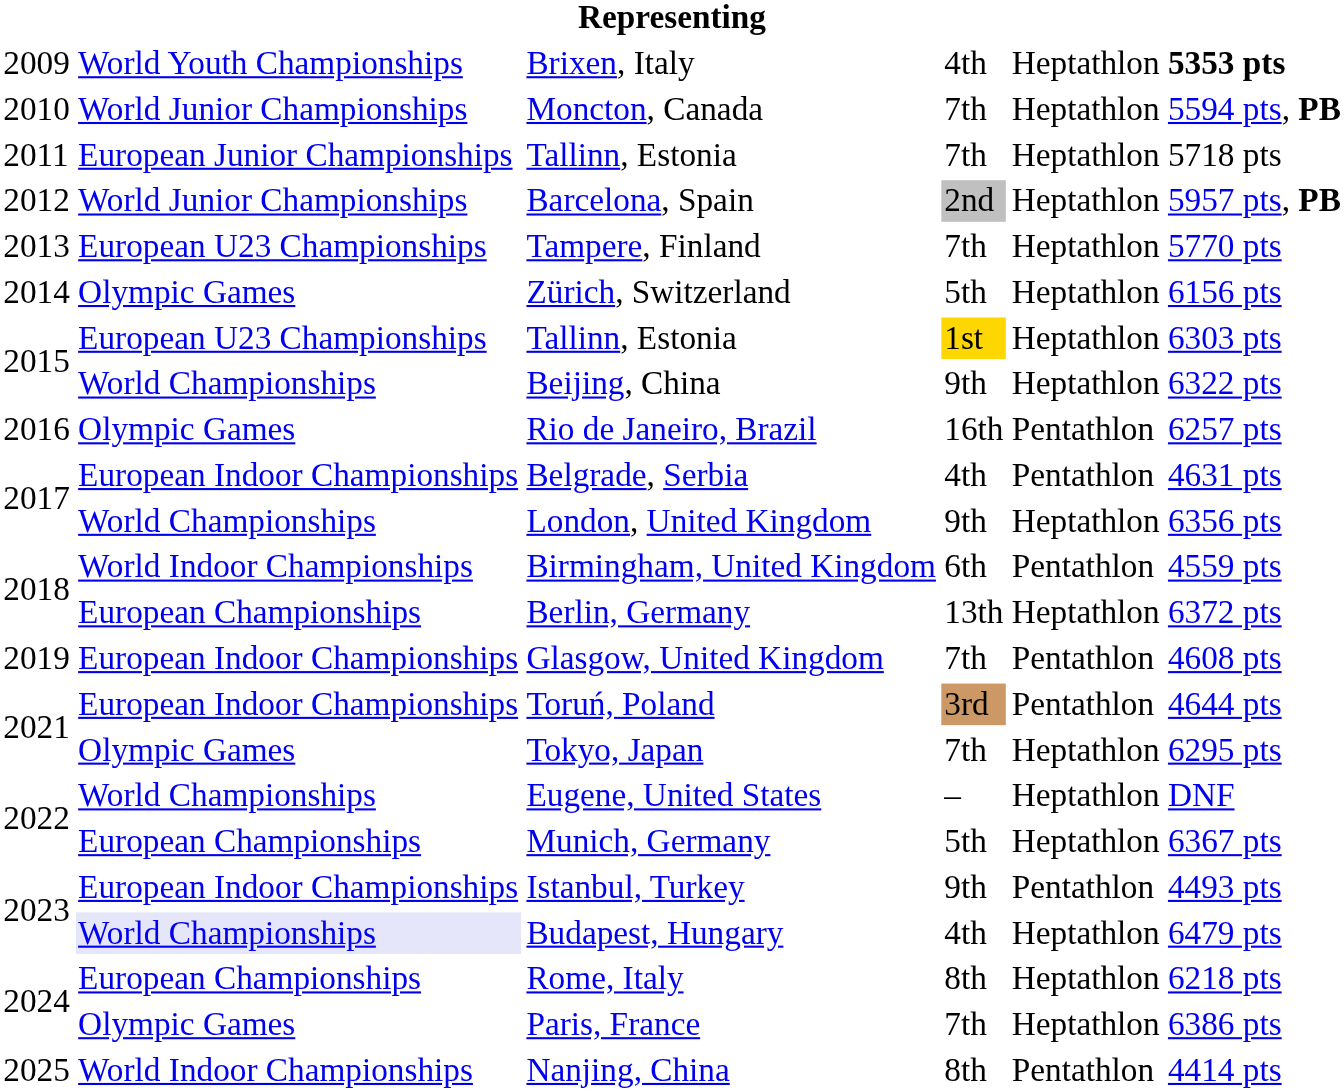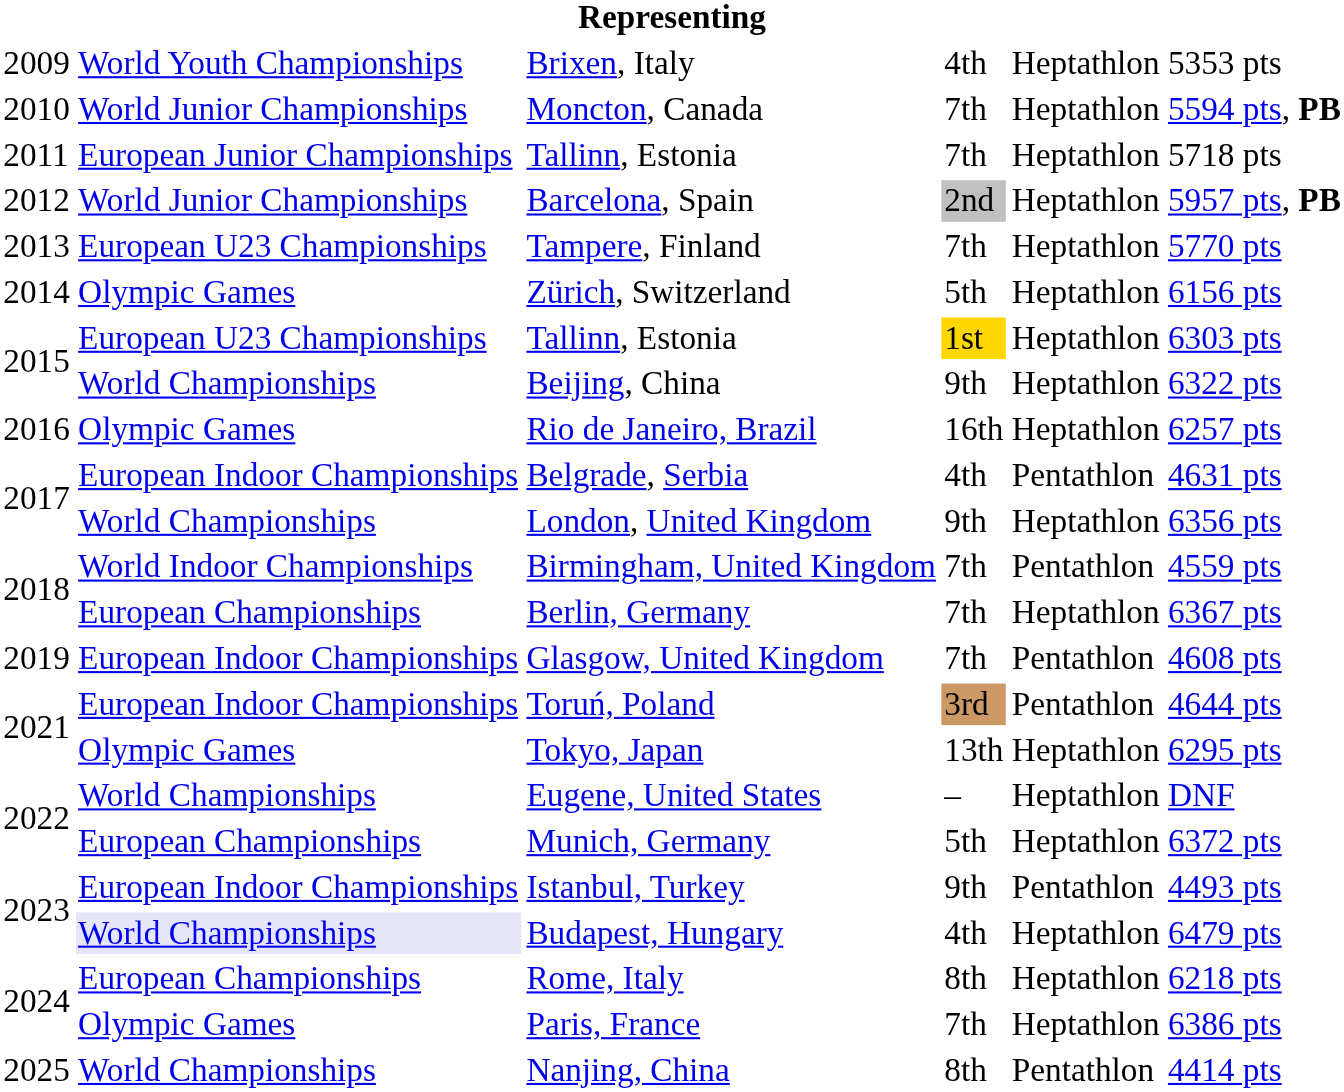(1227, 63) bold -> (1225, 63) normal
(1083, 429) Pentathlon -> (1086, 429) Heptathlon
(966, 566) 6th -> (966, 566) 7th
(974, 612) 13th -> (966, 612) 7th
(1225, 612) 6372 pts -> (1225, 612) 6367 pts
(966, 749) 7th -> (974, 749) 13th
(1225, 841) 6367 pts -> (1225, 841) 6372 pts
(276, 1069) World Indoor Championships -> (227, 1069) World Championships
